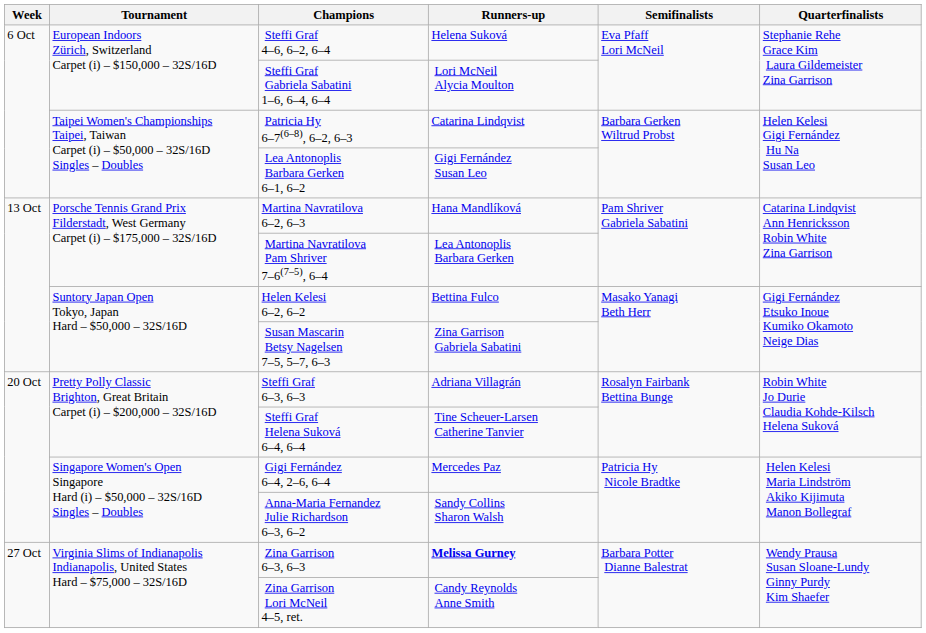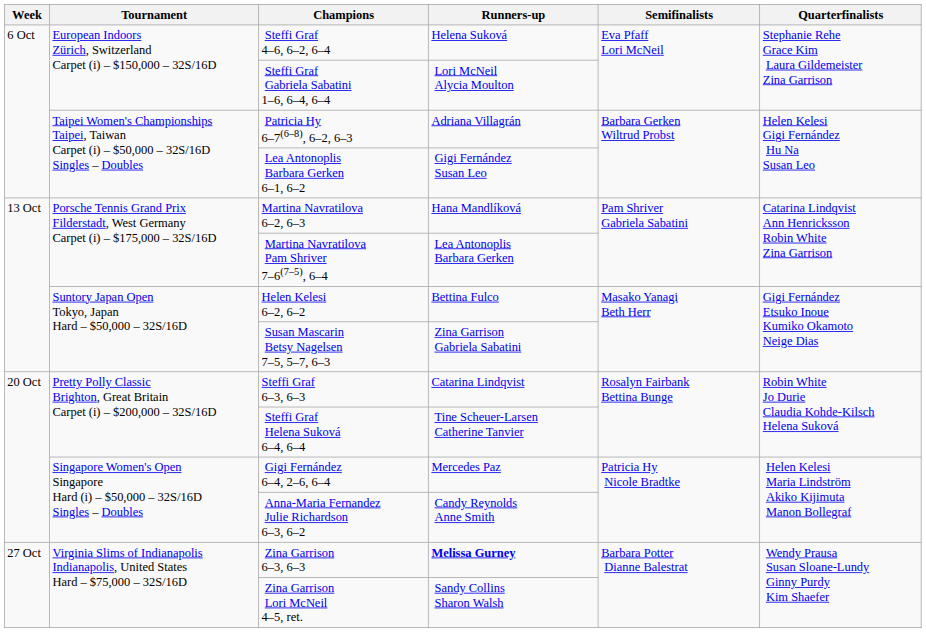(478, 120) Catarina Lindqvist -> (476, 120) Adriana Villagrán
(476, 382) Adriana Villagrán -> (478, 382) Catarina Lindqvist
(468, 510) Sandy Collins Sharon Walsh -> (474, 510) Candy Reynolds Anne Smith
(474, 595) Candy Reynolds Anne Smith -> (468, 595) Sandy Collins Sharon Walsh
